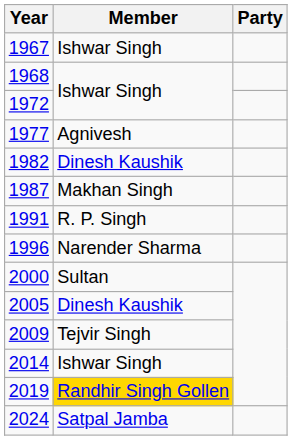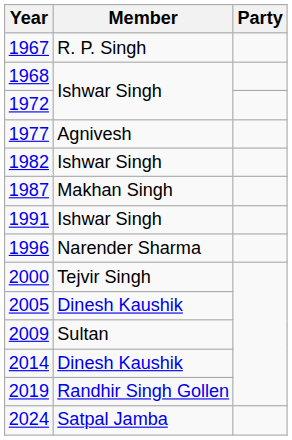(110, 47) Ishwar Singh -> (102, 47) R. P. Singh
(120, 162) Dinesh Kaushik -> (110, 162) Ishwar Singh
(102, 219) R. P. Singh -> (110, 219) Ishwar Singh
(83, 276) Sultan -> (104, 276) Tejvir Singh
(104, 334) Tejvir Singh -> (83, 334) Sultan
(110, 362) Ishwar Singh -> (120, 362) Dinesh Kaushik
(143, 391) gold background -> (143, 391) no background
